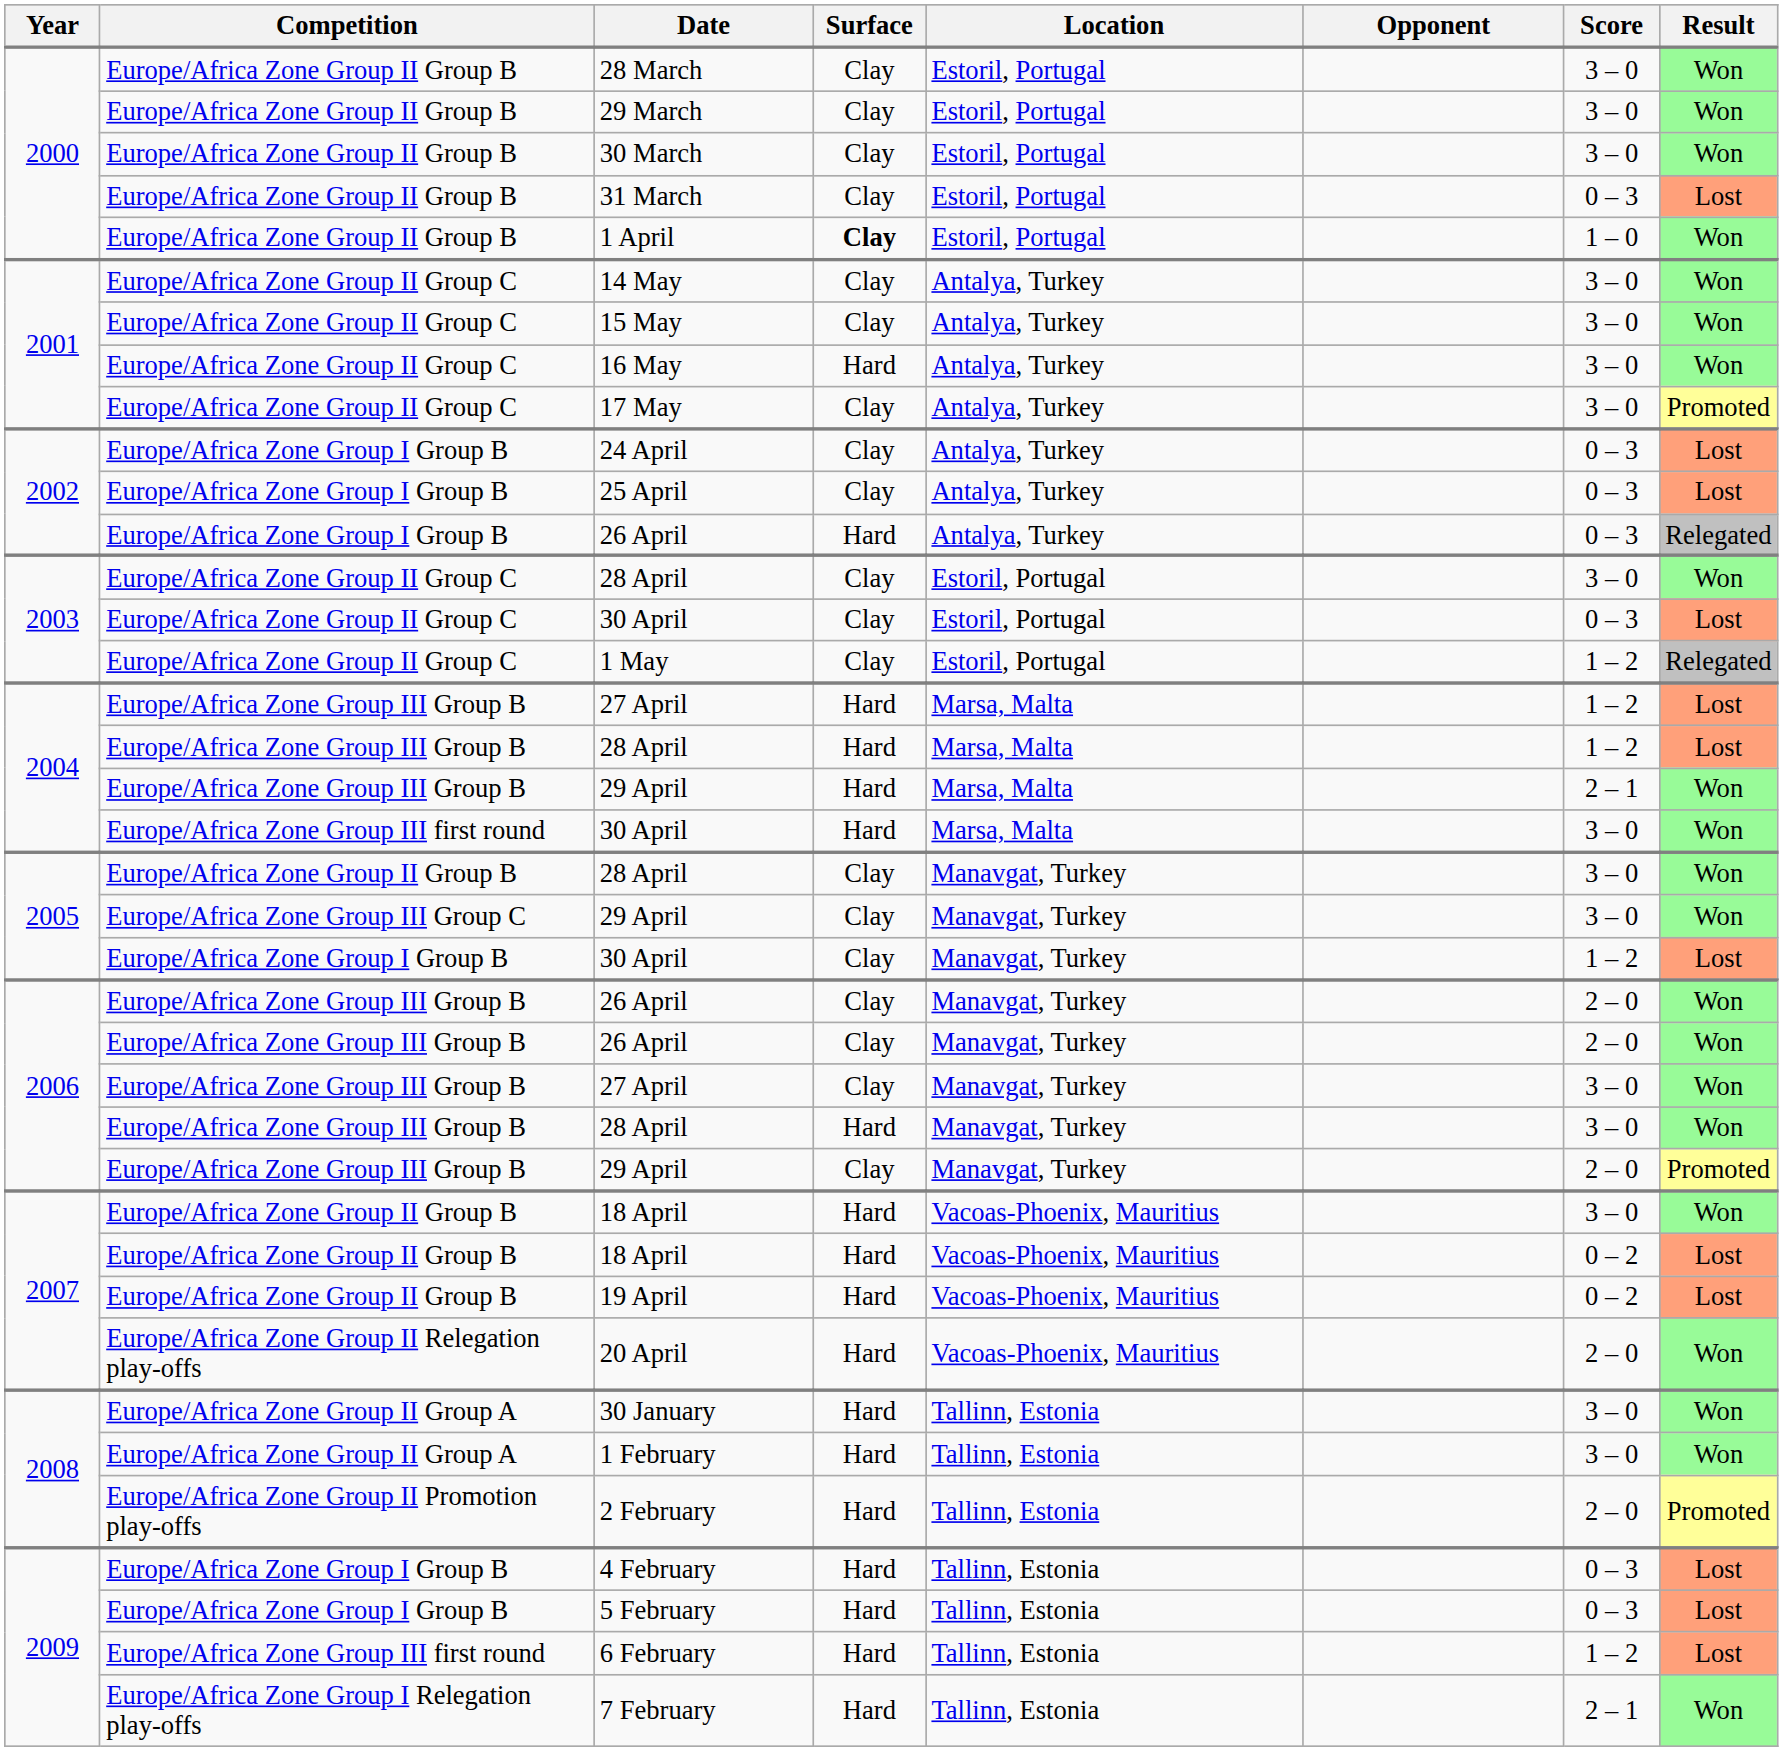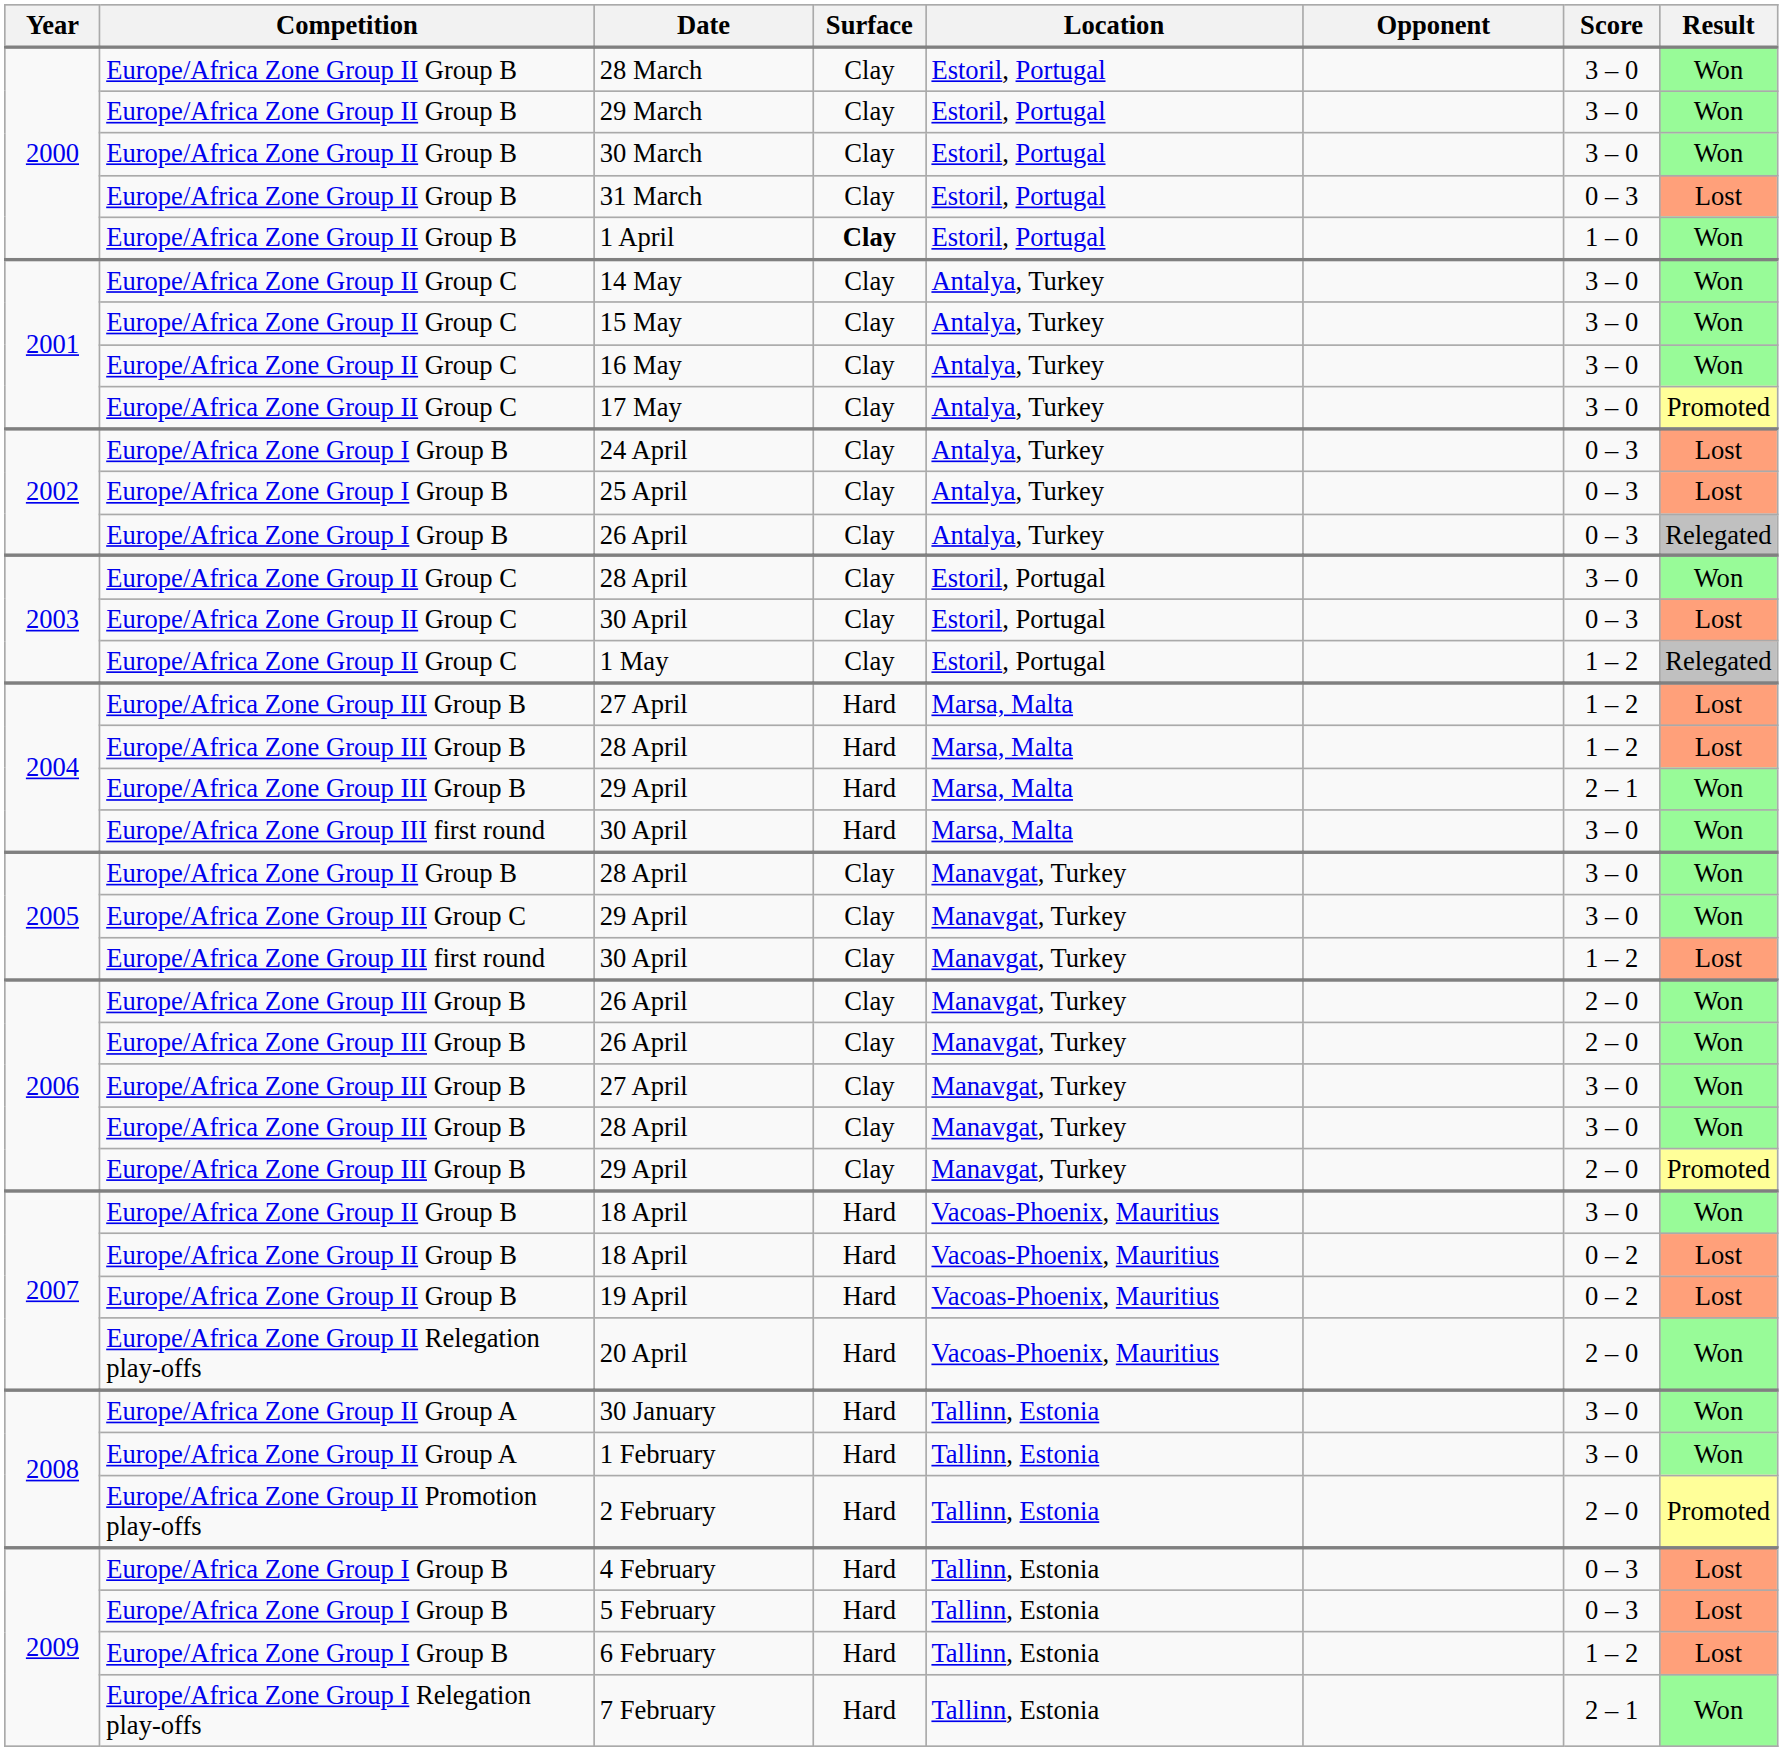(869, 365) Hard -> (869, 365) Clay
(869, 534) Hard -> (869, 534) Clay
(307, 958) Europe/Africa Zone Group I Group B -> (326, 958) Europe/Africa Zone Group III first round
(869, 1127) Hard -> (869, 1127) Clay
(326, 1652) Europe/Africa Zone Group III first round -> (307, 1652) Europe/Africa Zone Group I Group B
